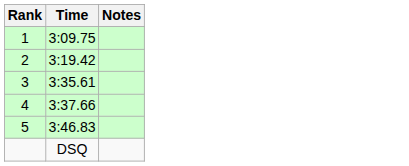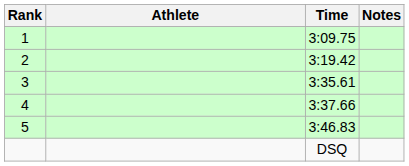+ column: (175, 15)
